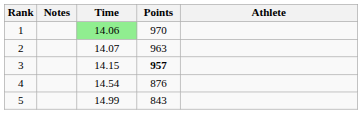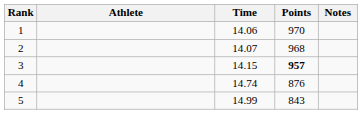columns swapped: (269, 13) <-> (57, 13)
(107, 30) lightgreen background -> (245, 30) no background
(158, 48) 963 -> (296, 48) 968
(107, 83) 14.54 -> (245, 83) 14.74
